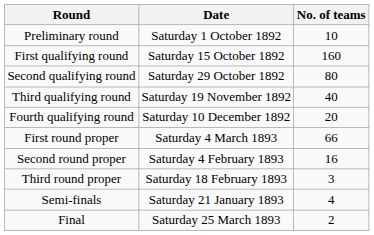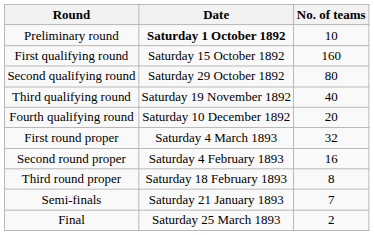(216, 35) normal -> (216, 35) bold
(331, 138) 66 -> (331, 138) 32
(331, 179) 3 -> (331, 179) 8
(331, 199) 4 -> (331, 199) 7
